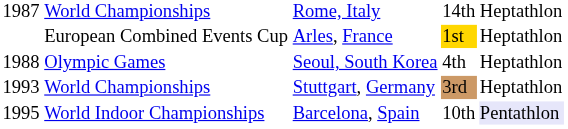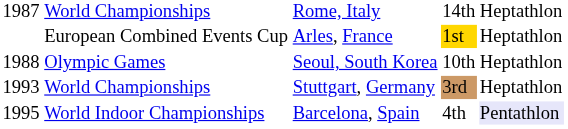(454, 61) 4th -> (459, 61) 10th
(459, 112) 10th -> (454, 112) 4th
